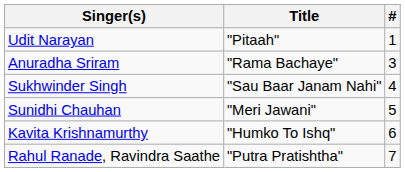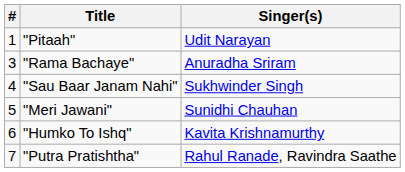columns swapped: (392, 16) <-> (114, 16)
